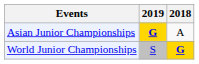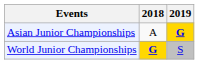columns swapped: (180, 14) <-> (153, 14)
